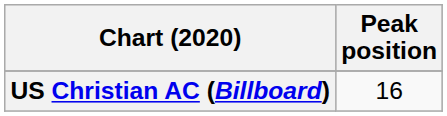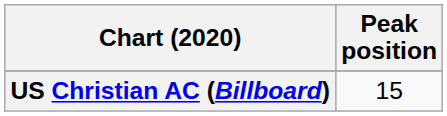(389, 90) 16 -> (389, 90) 15
